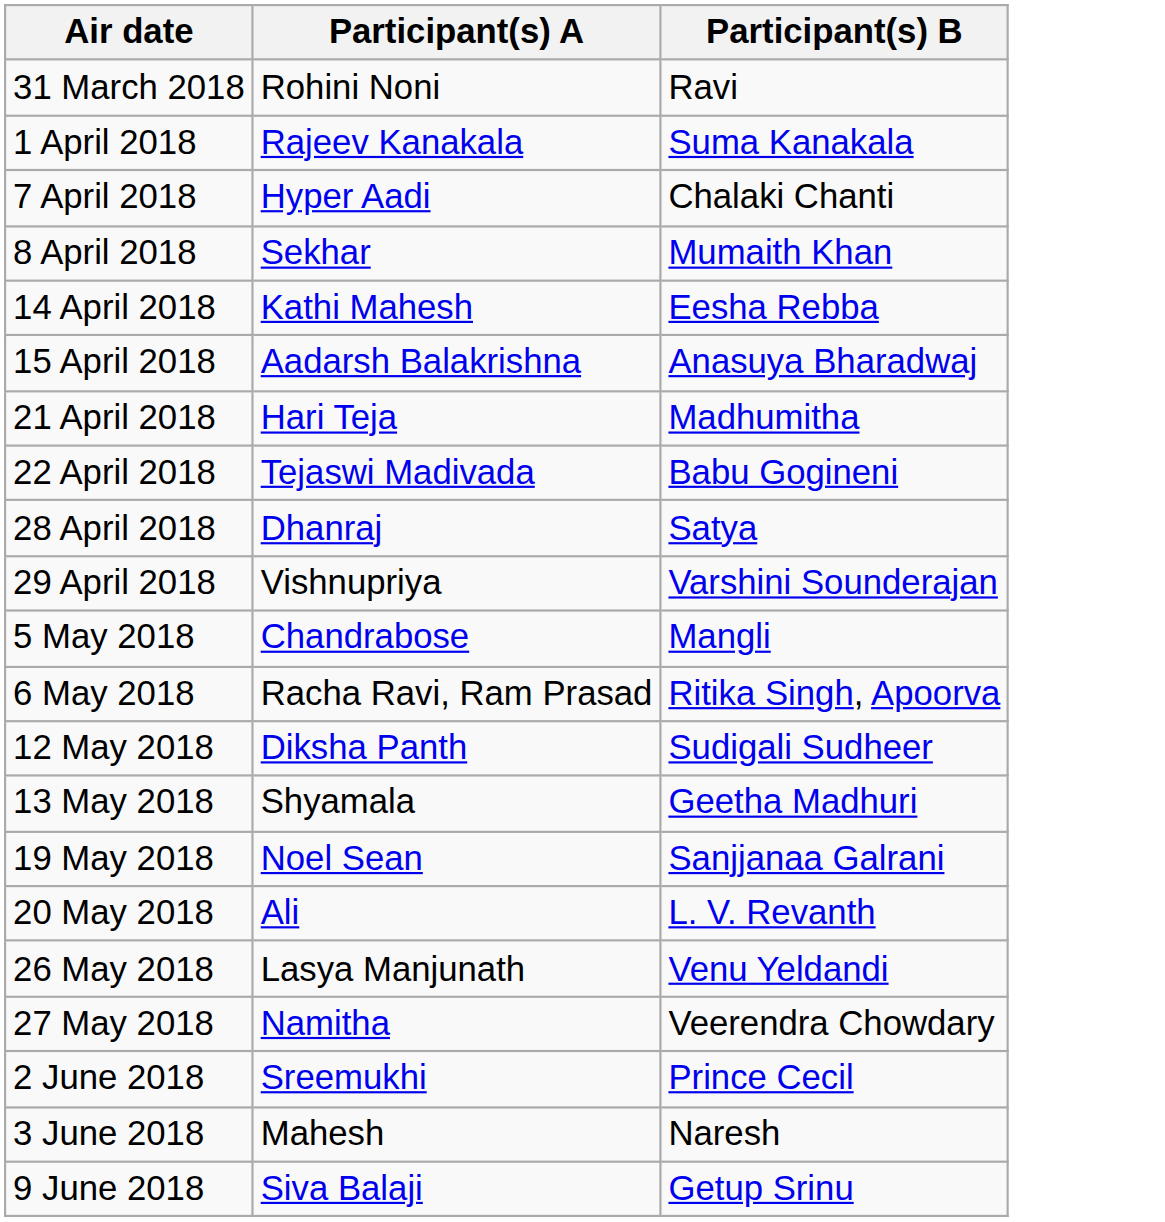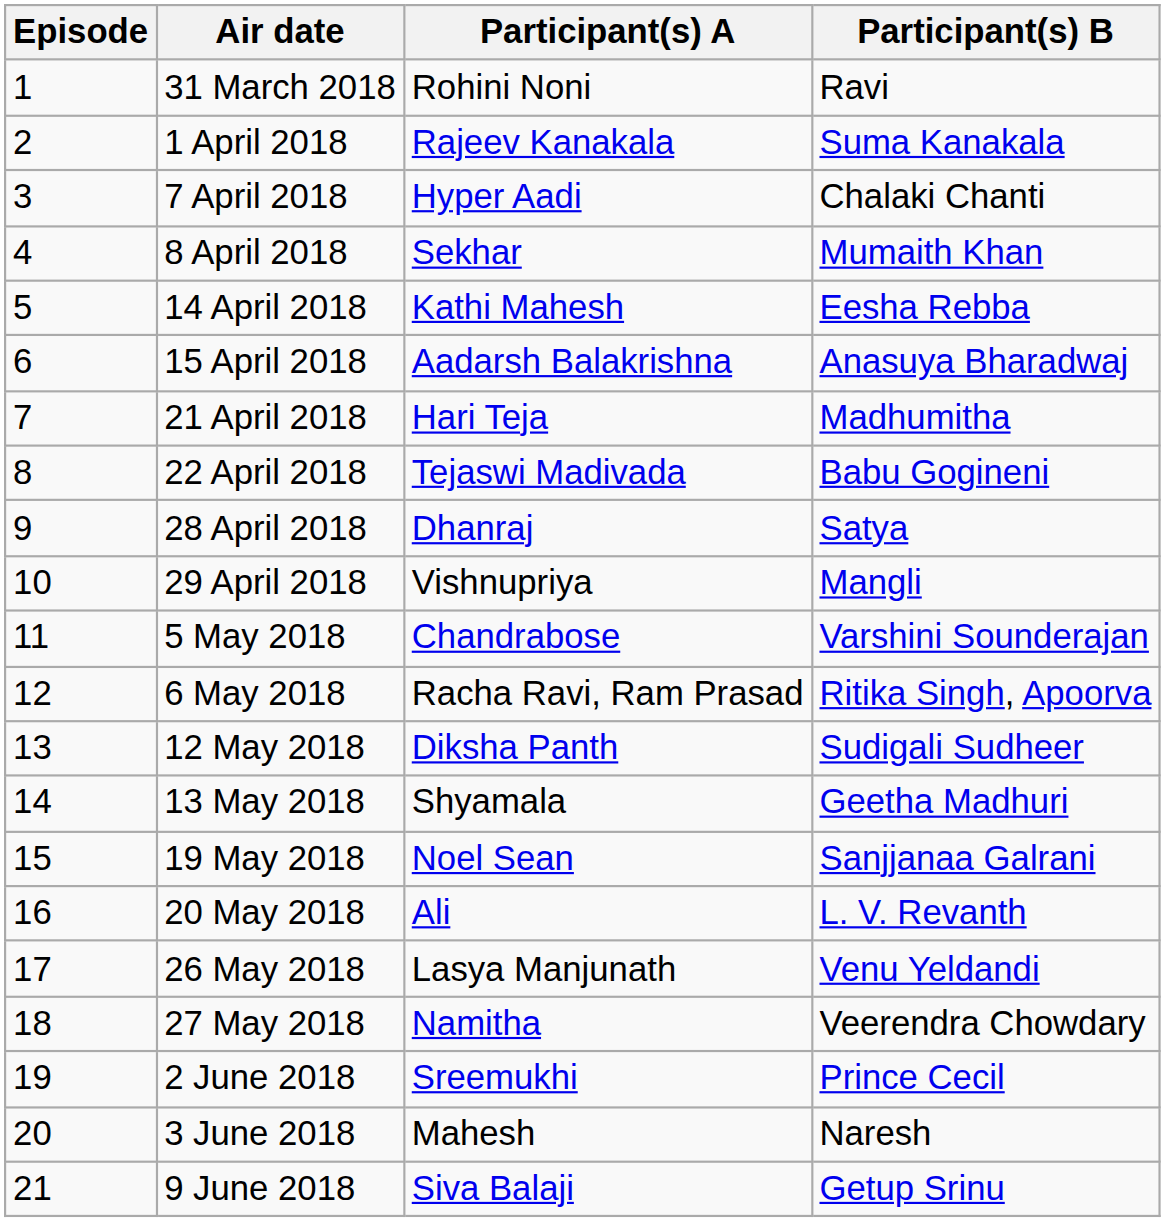+ column: (81, 32)
(833, 582) Varshini Sounderajan -> (871, 582) Mangli
(720, 637) Mangli -> (984, 637) Varshini Sounderajan
